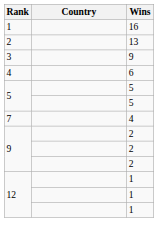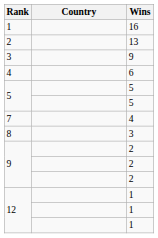+ row: (9, 133)
